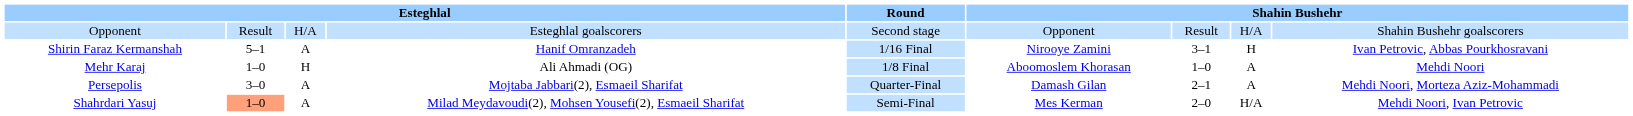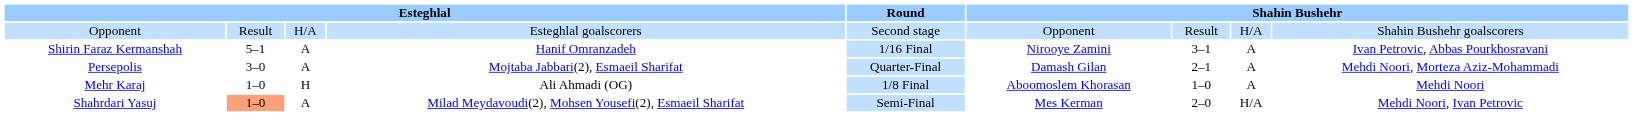(1251, 49) H -> (1251, 49) A
rows swapped: (115, 67) <-> (115, 85)
